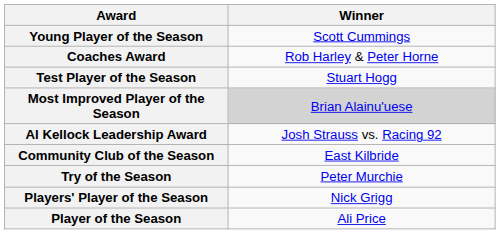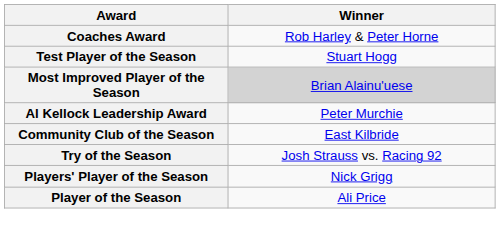- row: (116, 36)
(362, 135) Josh Strauss vs. Racing 92 -> (362, 114) Peter Murchie
(362, 176) Peter Murchie -> (362, 155) Josh Strauss vs. Racing 92
